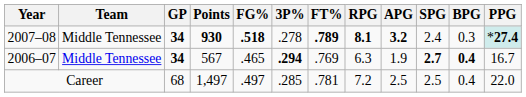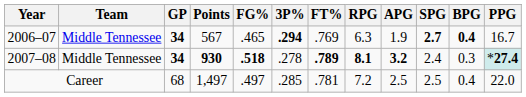rows swapped: (32, 59) <-> (32, 37)
